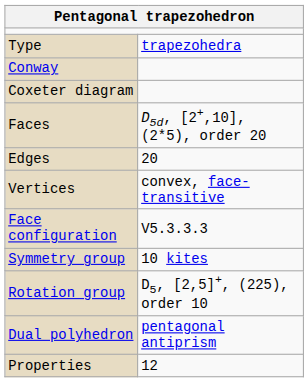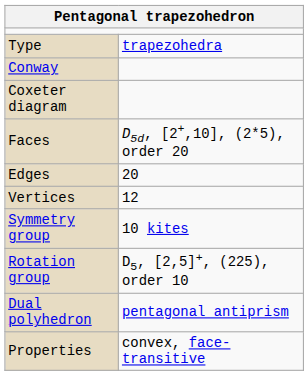(195, 190) convex, face-transitive -> (130, 198) 12
- row: (62, 229)
(150, 366) 12 -> (176, 351) convex, face-transitive
